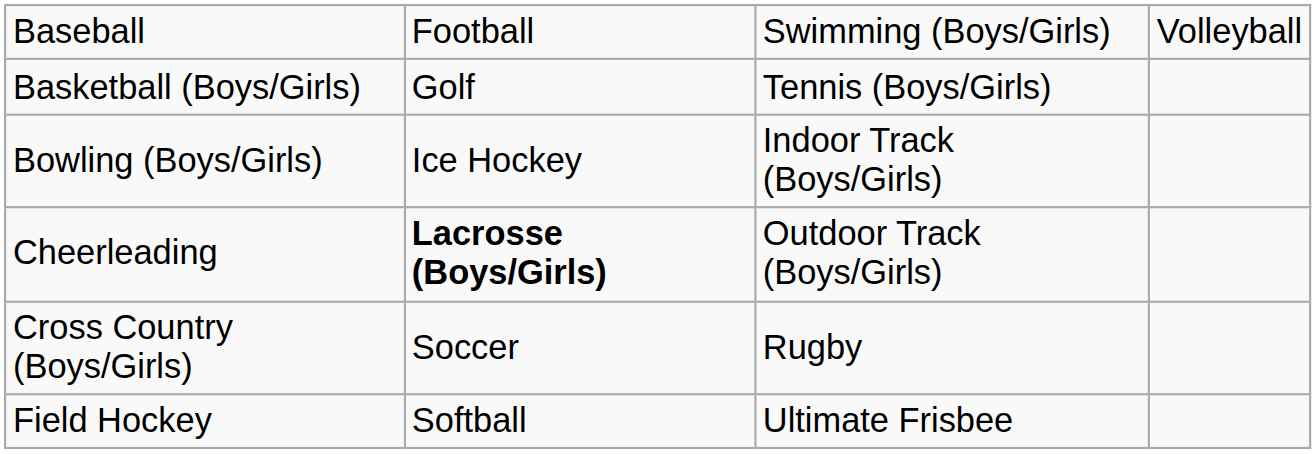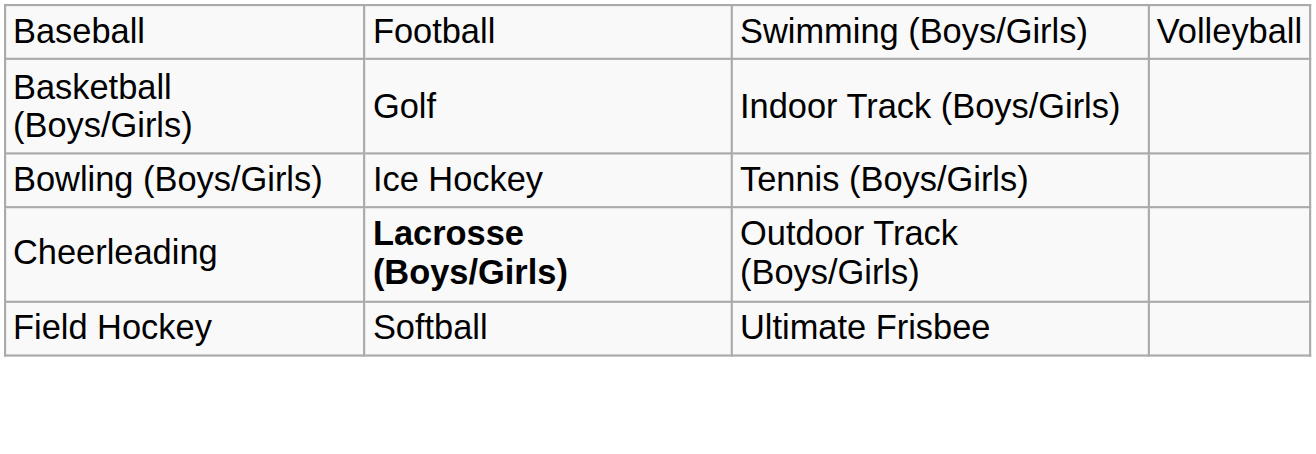(907, 86) Tennis (Boys/Girls) -> (930, 105) Indoor Track (Boys/Girls)
(858, 160) Indoor Track (Boys/Girls) -> (884, 179) Tennis (Boys/Girls)
- row: (123, 346)
